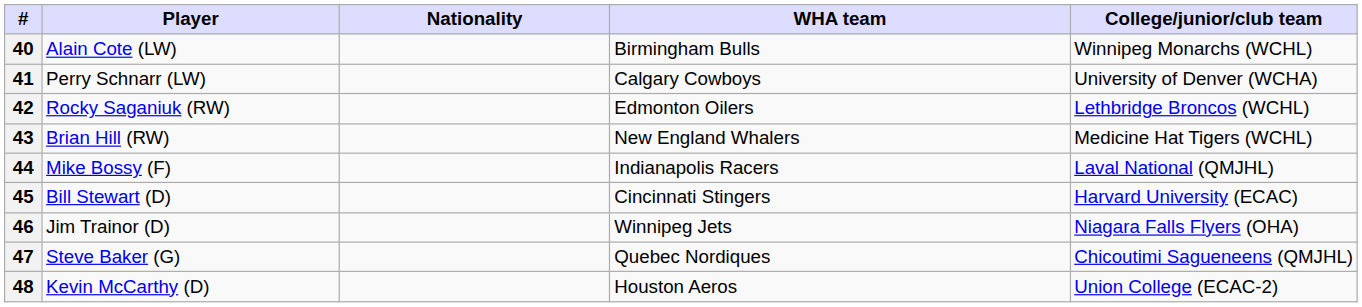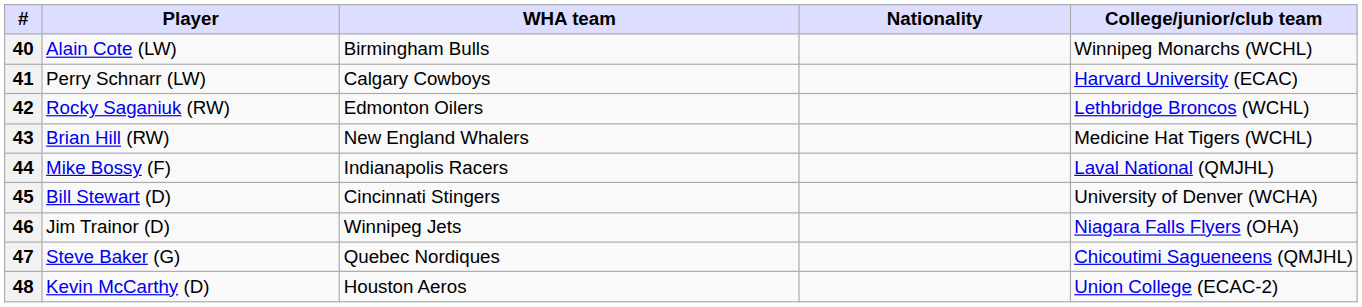columns swapped: (475, 19) <-> (840, 19)
(1196, 78) University of Denver (WCHA) -> (1186, 78) Harvard University (ECAC)
(1186, 197) Harvard University (ECAC) -> (1196, 197) University of Denver (WCHA)
